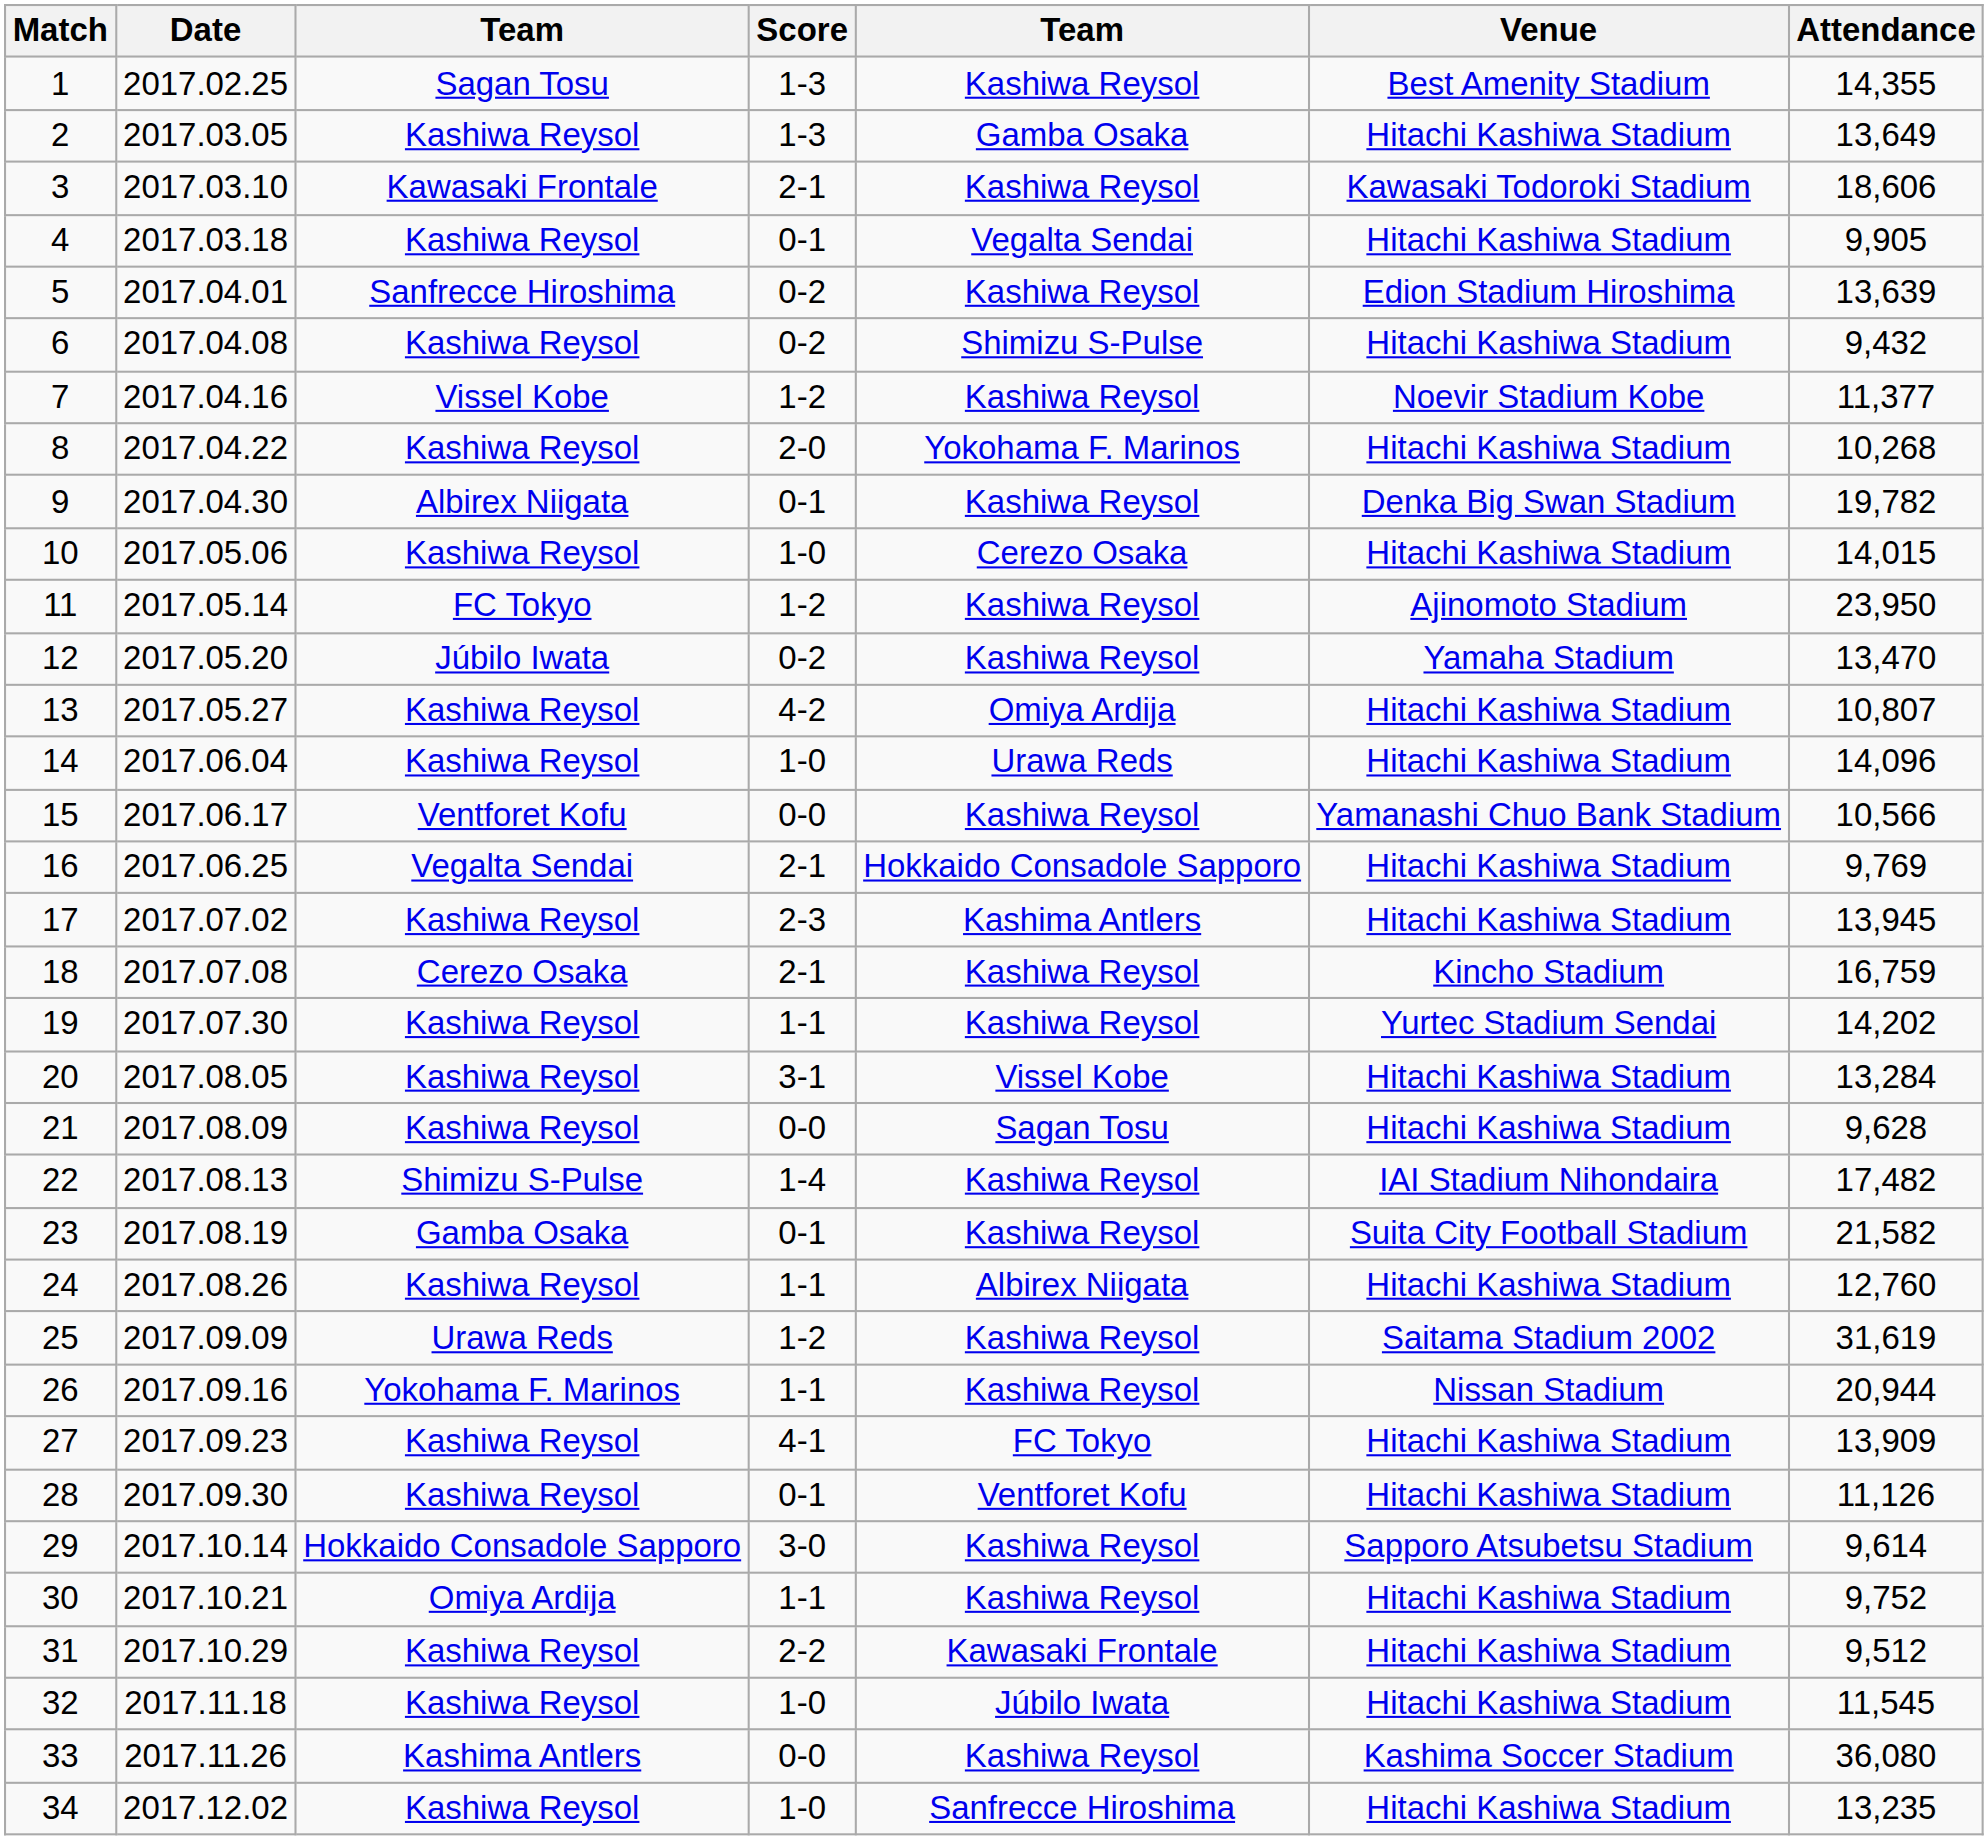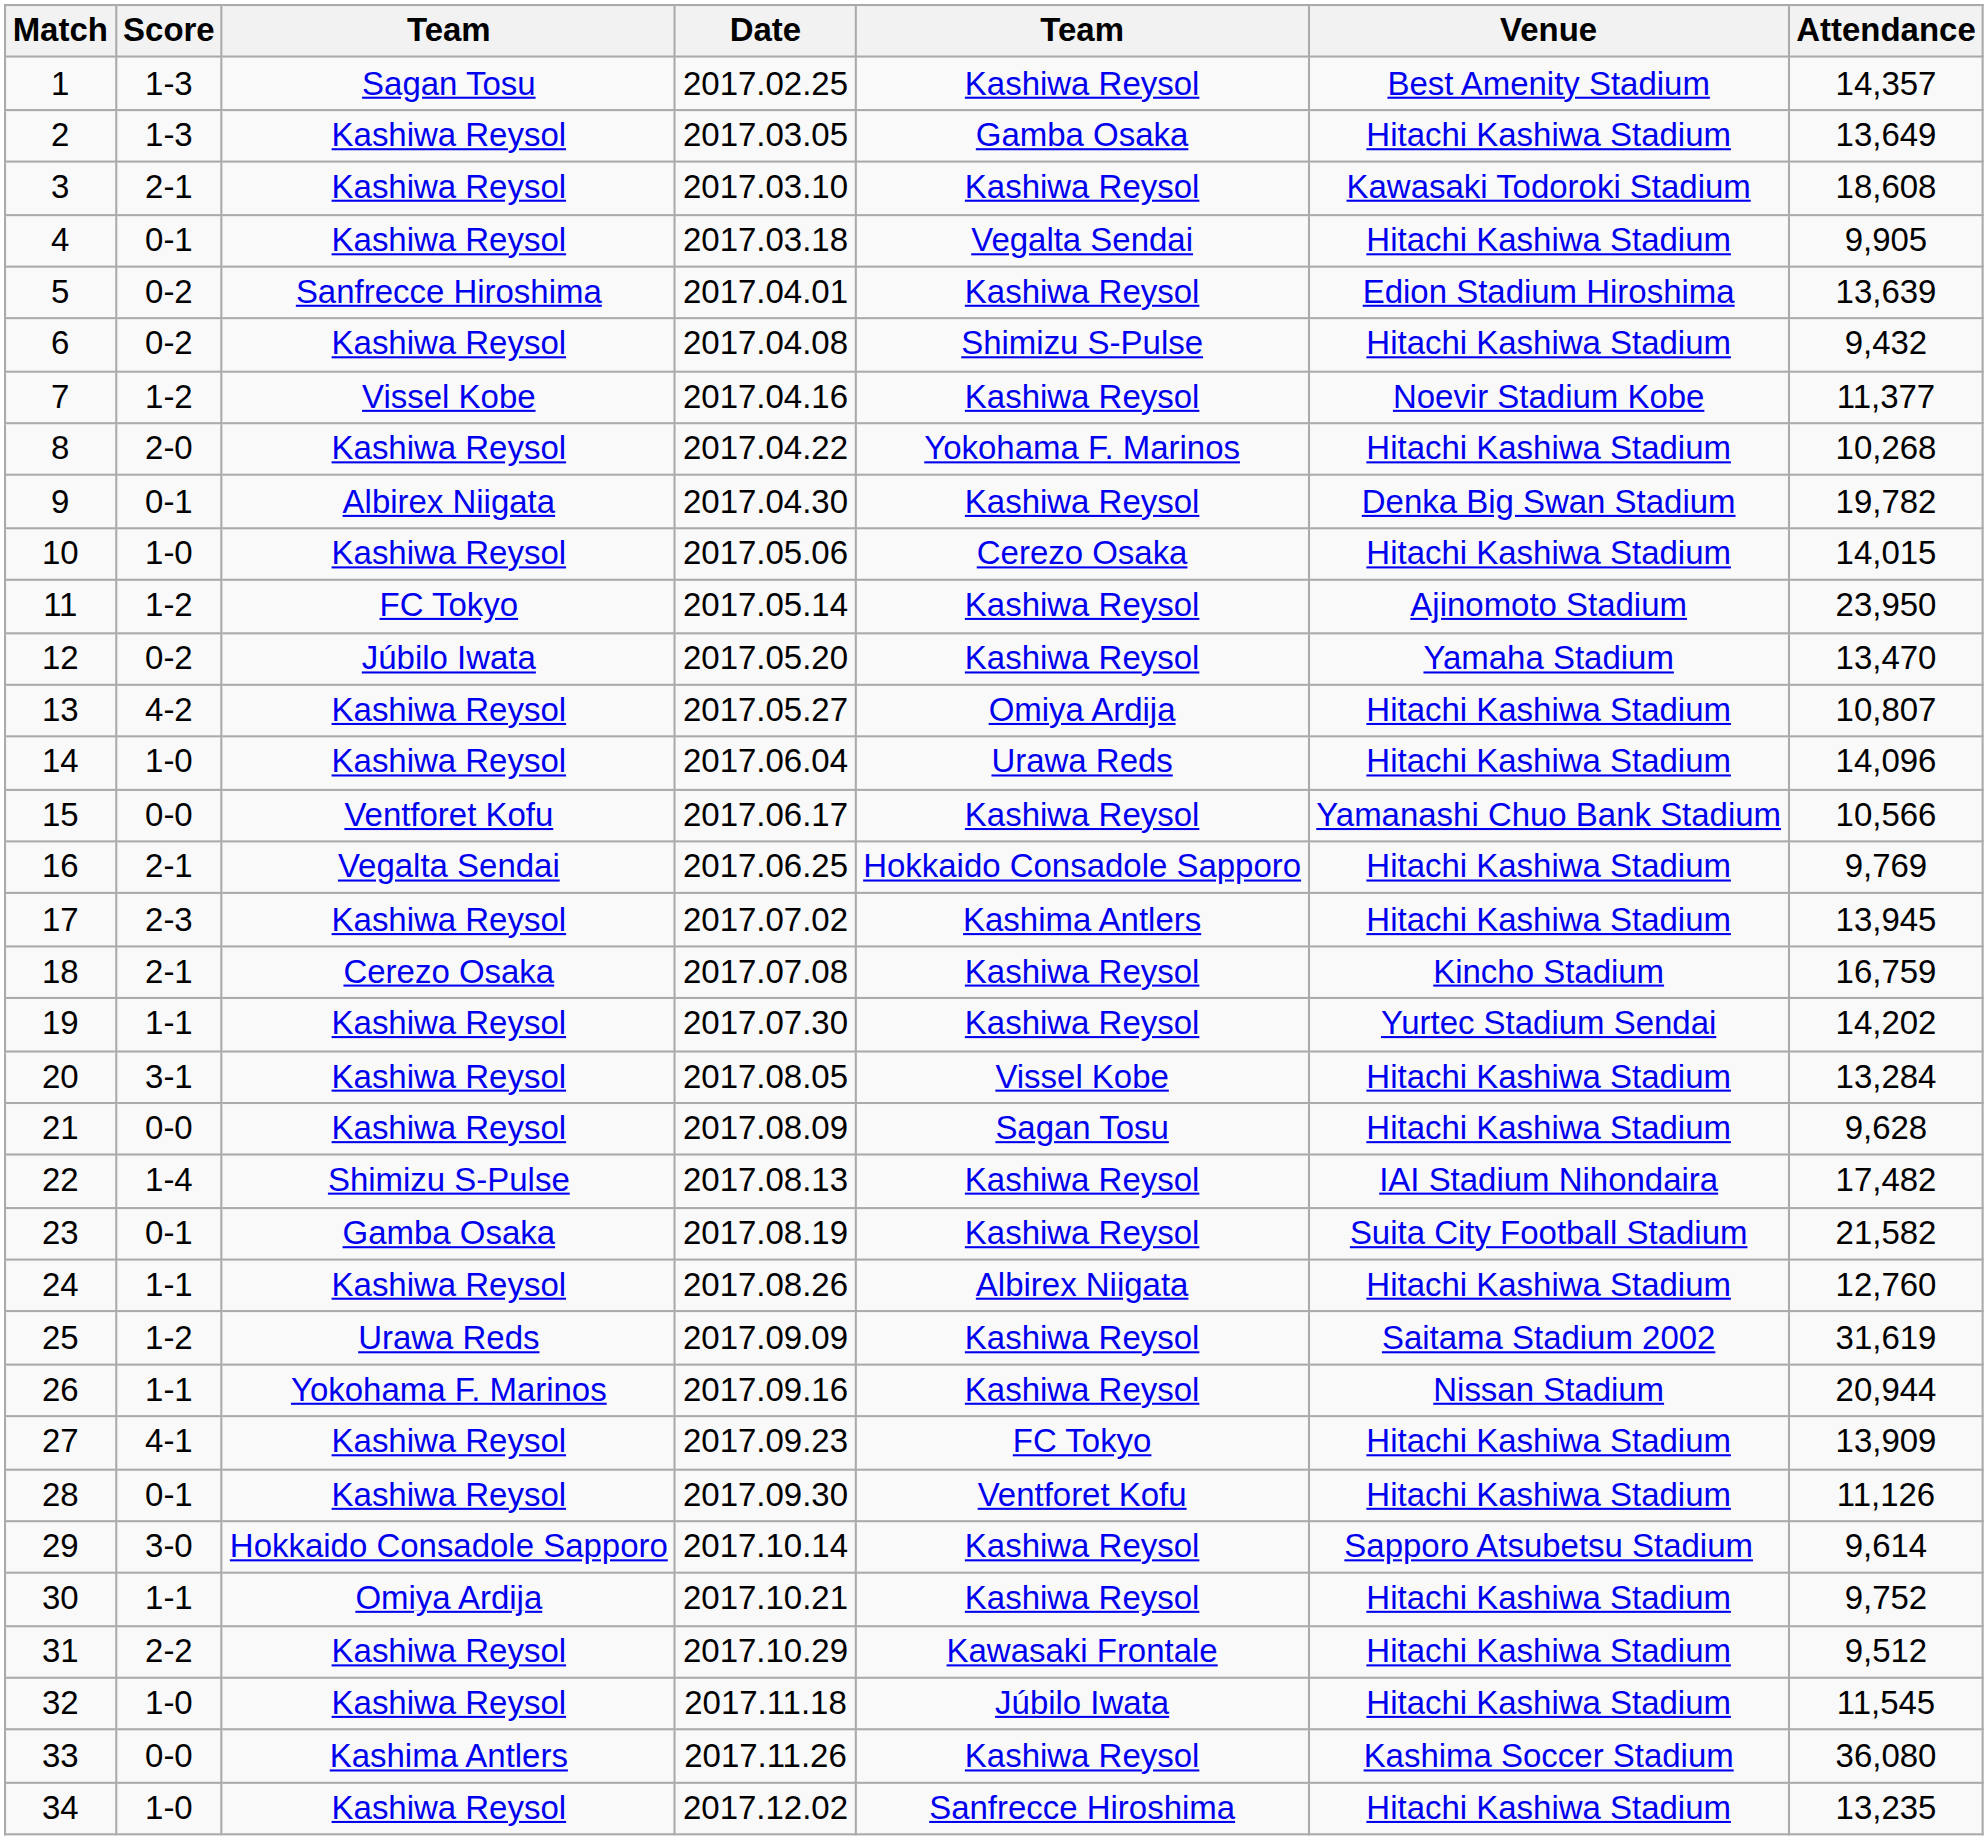columns swapped: (206, 30) <-> (802, 30)
(1886, 82) 14,355 -> (1886, 82) 14,357
(522, 187) Kawasaki Frontale -> (449, 187) Kashiwa Reysol
(1886, 187) 18,606 -> (1886, 187) 18,608
